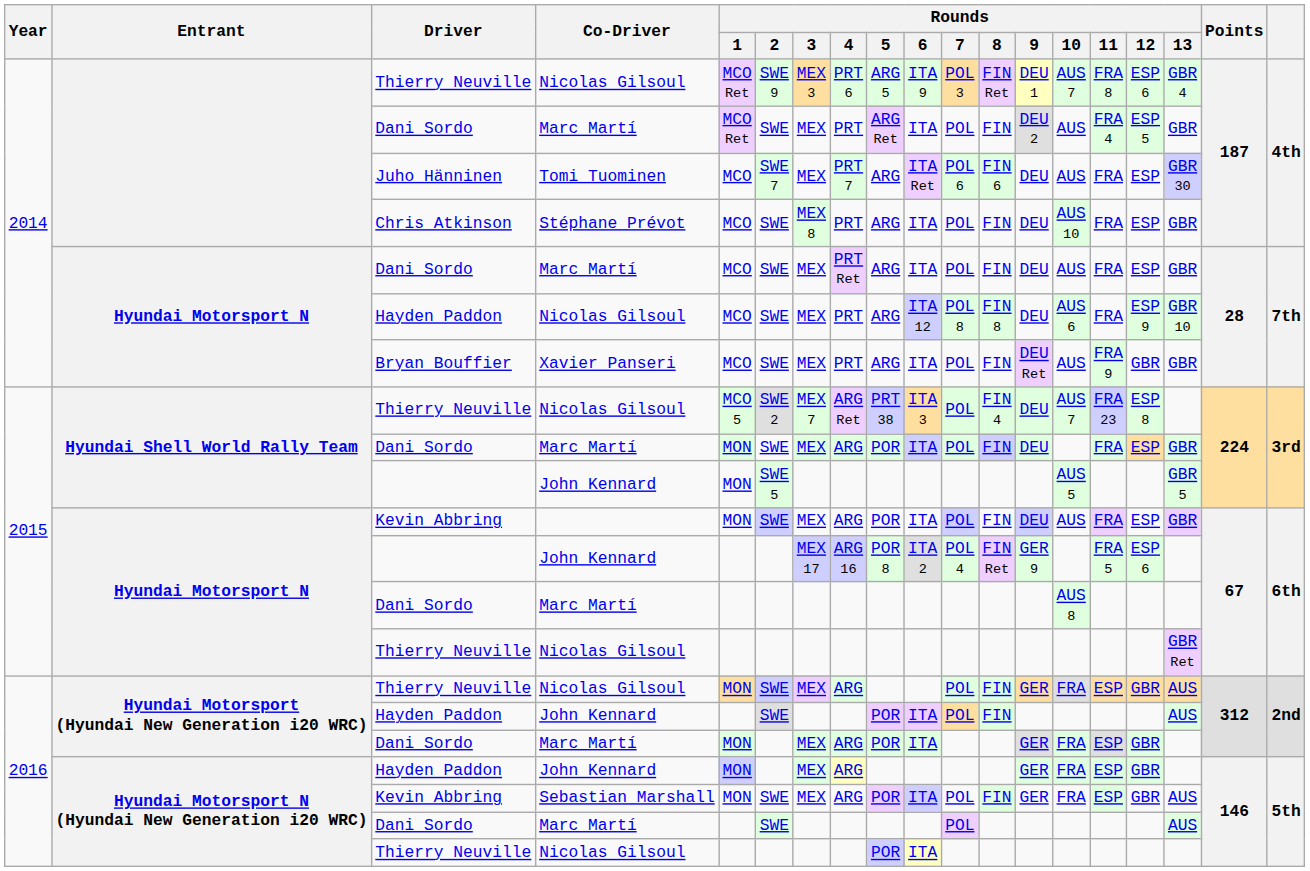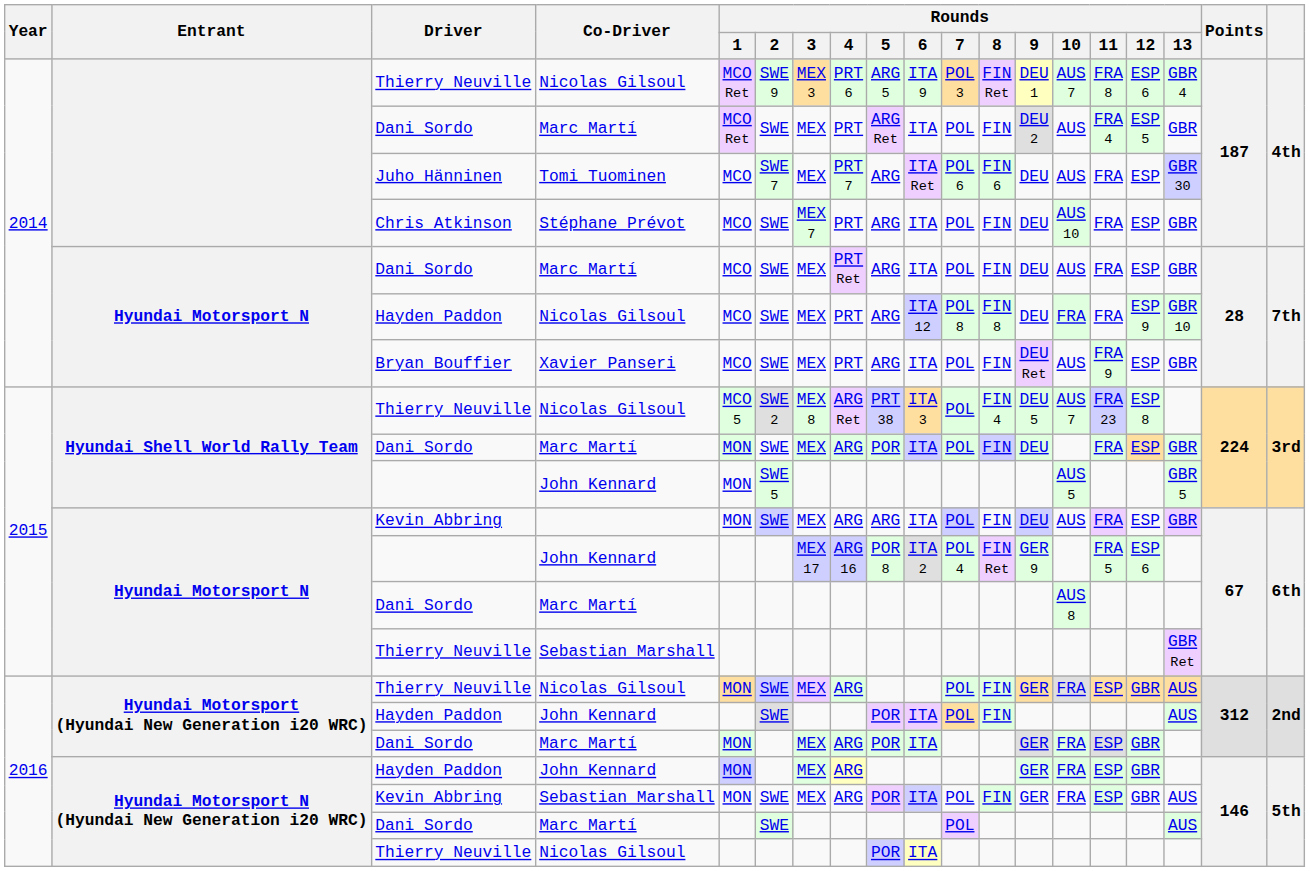(811, 222) MEX 8 -> (811, 222) MEX 7
(1071, 316) AUS 6 -> (1071, 316) FRA
(1145, 363) GBR -> (1145, 363) ESP
(811, 409) MEX 7 -> (811, 409) MEX 8
(1034, 410) DEU -> (1034, 409) DEU 5
(886, 521) POR -> (886, 521) ARG
(612, 652) Nicolas Gilsoul -> (627, 652) Sebastian Marshall
